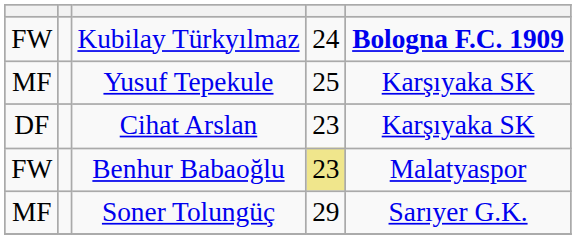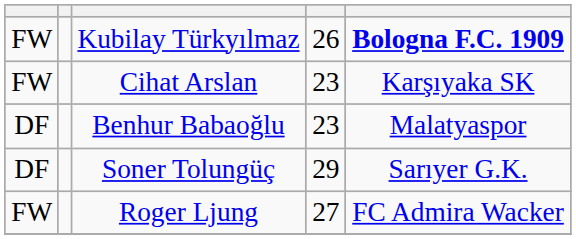(326, 38) 24 -> (326, 38) 26
- row: (188, 82)
(32, 125) DF -> (32, 82) FW
(32, 168) FW -> (32, 125) DF
(326, 168) khaki background -> (326, 125) no background
(32, 212) MF -> (32, 168) DF
+ row: (188, 212)
